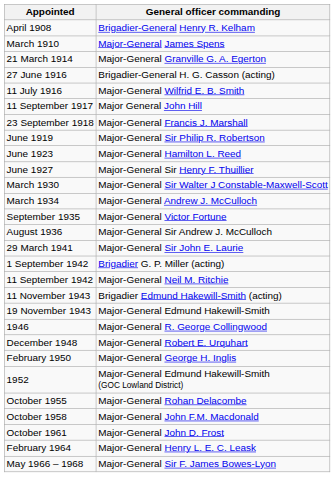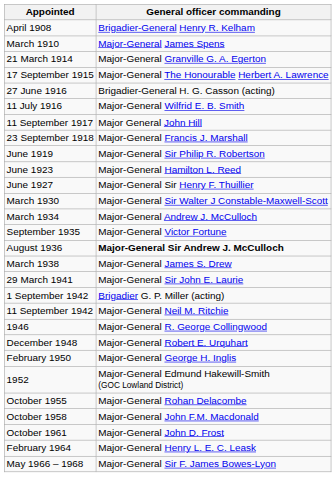+ row: (50, 75)
(185, 232) normal -> (191, 248) bold
+ row: (33, 264)
- row: (48, 295)
- row: (49, 311)
